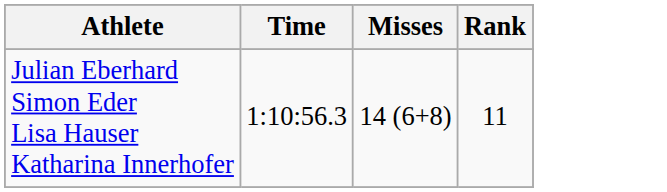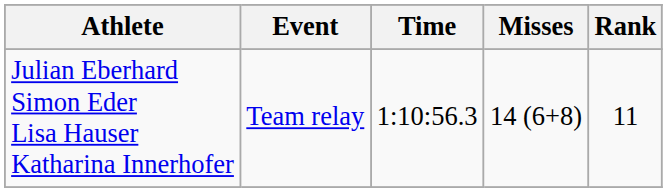+ column: (305, 26)
